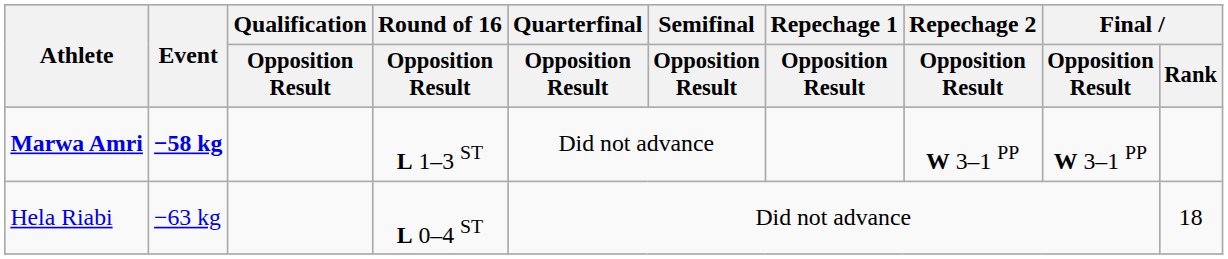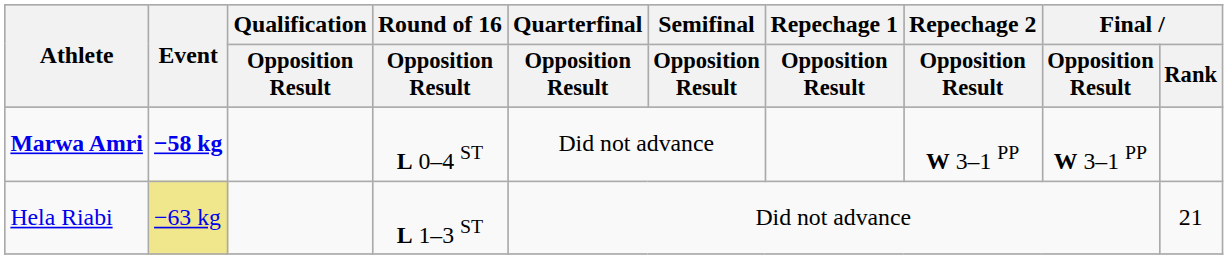(440, 158) L 1–3 ST -> (440, 158) L 0–4 ST
(187, 217) no background -> (187, 217) khaki background
(440, 231) L 0–4 ST -> (440, 231) L 1–3 ST
(1191, 217) 18 -> (1191, 217) 21
